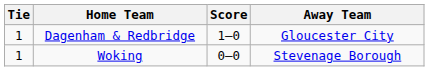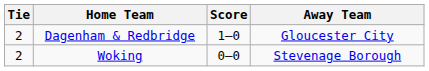(19, 35) 1 -> (19, 35) 2
(19, 55) 1 -> (19, 55) 2
